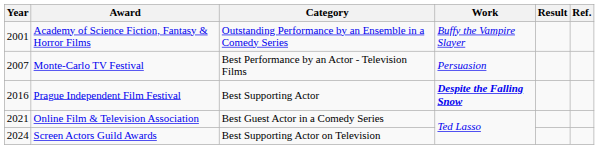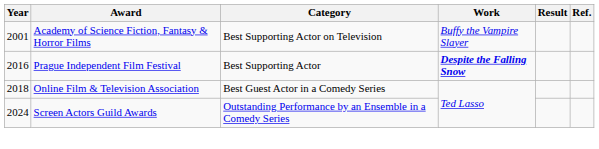(323, 36) Outstanding Performance by an Ensemble in a Comedy Series -> (303, 36) Best Supporting Actor on Television
- row: (89, 65)
(18, 118) 2021 -> (18, 89) 2018
(301, 136) Best Supporting Actor on Television -> (324, 112) Outstanding Performance by an Ensemble in a Comedy Series
